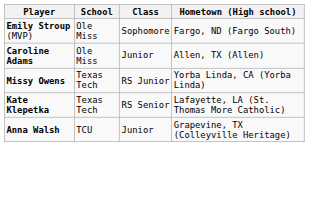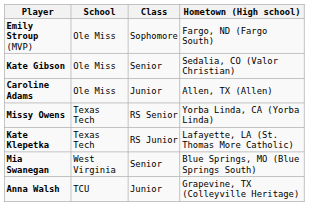+ row: (36, 66)
(146, 80) RS Junior -> (154, 115) RS Senior
(146, 105) RS Senior -> (154, 140) RS Junior
+ row: (28, 164)
